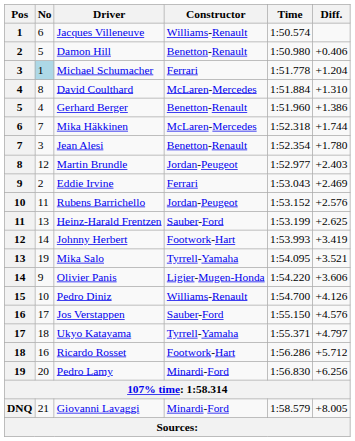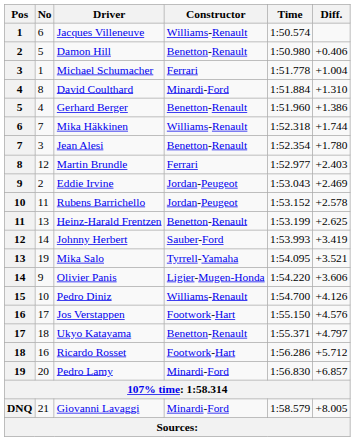(40, 70) lightblue background -> (40, 70) no background
(331, 70) +1.204 -> (331, 70) +1.004
(212, 89) McLaren-Mercedes -> (198, 89) Minardi-Ford
(212, 126) McLaren-Mercedes -> (207, 126) Williams-Renault
(202, 164) Jordan-Peugeot -> (182, 164) Ferrari
(182, 183) Ferrari -> (202, 183) Jordan-Peugeot
(331, 202) +2.576 -> (331, 202) +2.578
(195, 220) Sauber-Ford -> (207, 220) Benetton-Renault
(201, 239) Footwork-Hart -> (195, 239) Sauber-Ford
(195, 314) Sauber-Ford -> (201, 314) Footwork-Hart
(203, 333) Tyrrell-Yamaha -> (207, 333) Benetton-Renault
(331, 371) +6.256 -> (331, 371) +6.857
